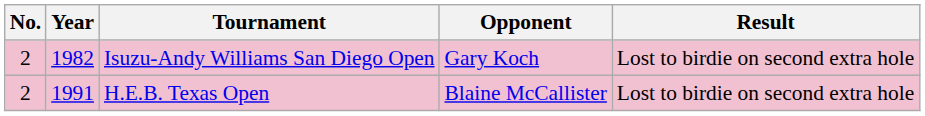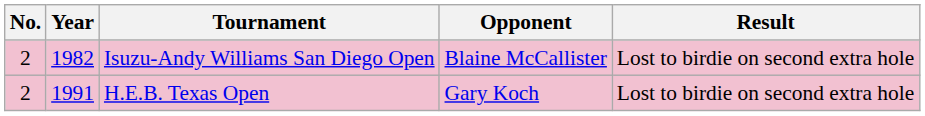(492, 57) Gary Koch -> (526, 57) Blaine McCallister
(526, 93) Blaine McCallister -> (492, 93) Gary Koch
